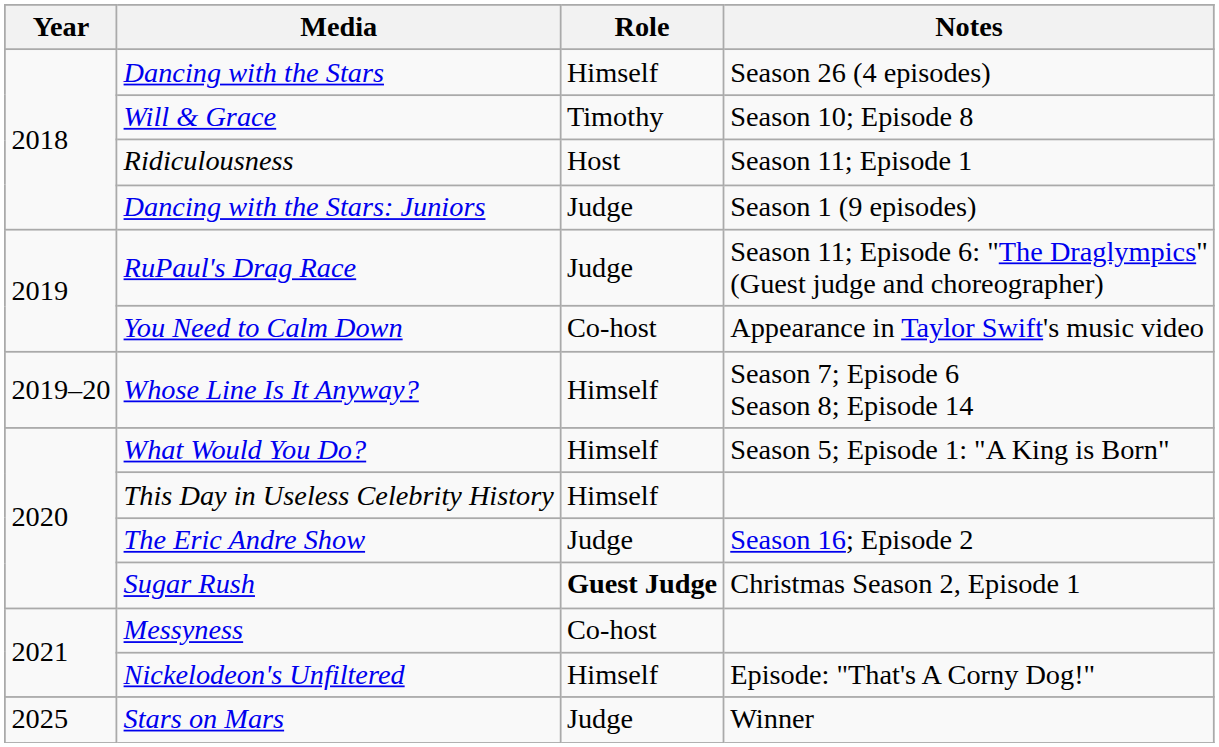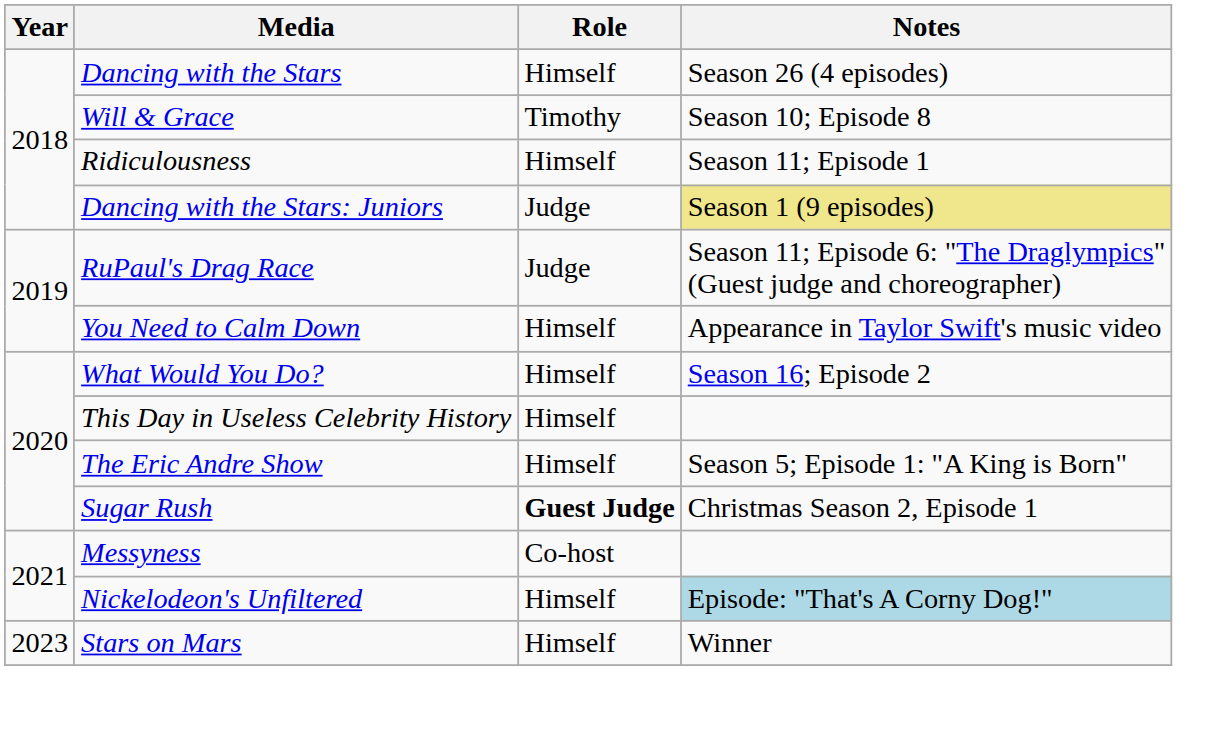(594, 161) Host -> (570, 161) Himself
(853, 206) no background -> (811, 206) khaki background
(612, 328) Co-host -> (570, 328) Himself
- row: (271, 389)
(950, 449) Season 5; Episode 1: "A King is Born" -> (809, 373) Season 16; Episode 2
(600, 539) Judge -> (570, 463) Himself
(852, 539) Season 16; Episode 2 -> (907, 463) Season 5; Episode 1: "A King is Born"
(913, 674) no background -> (870, 597) lightblue background
(40, 719) 2025 -> (40, 642) 2023
(600, 719) Judge -> (570, 642) Himself
